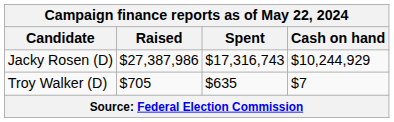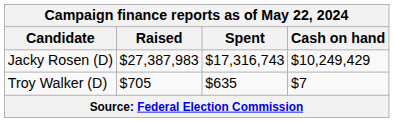(159, 60) $27,387,986 -> (159, 60) $27,387,983
(331, 60) $10,244,929 -> (331, 60) $10,249,429
